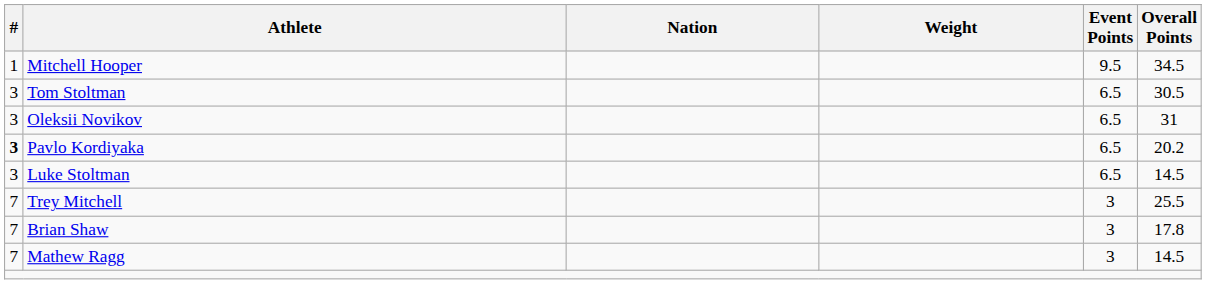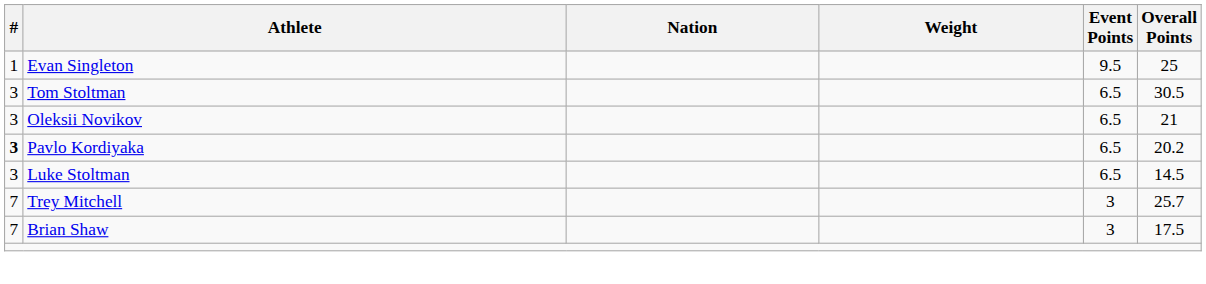+ row: (80, 65)
- row: (85, 65)
(1169, 119) 31 -> (1169, 119) 21
(1169, 202) 25.5 -> (1169, 202) 25.7
(1169, 229) 17.8 -> (1169, 229) 17.5
- row: (76, 256)
